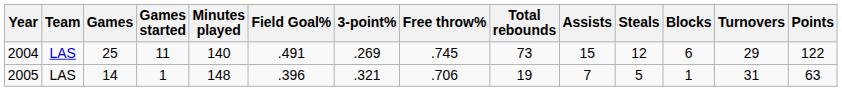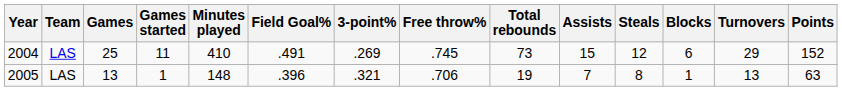(219, 53) 140 -> (219, 53) 410
(813, 53) 122 -> (813, 53) 152
(110, 75) 14 -> (110, 75) 13
(639, 75) 5 -> (639, 75) 8
(751, 75) 31 -> (751, 75) 13
